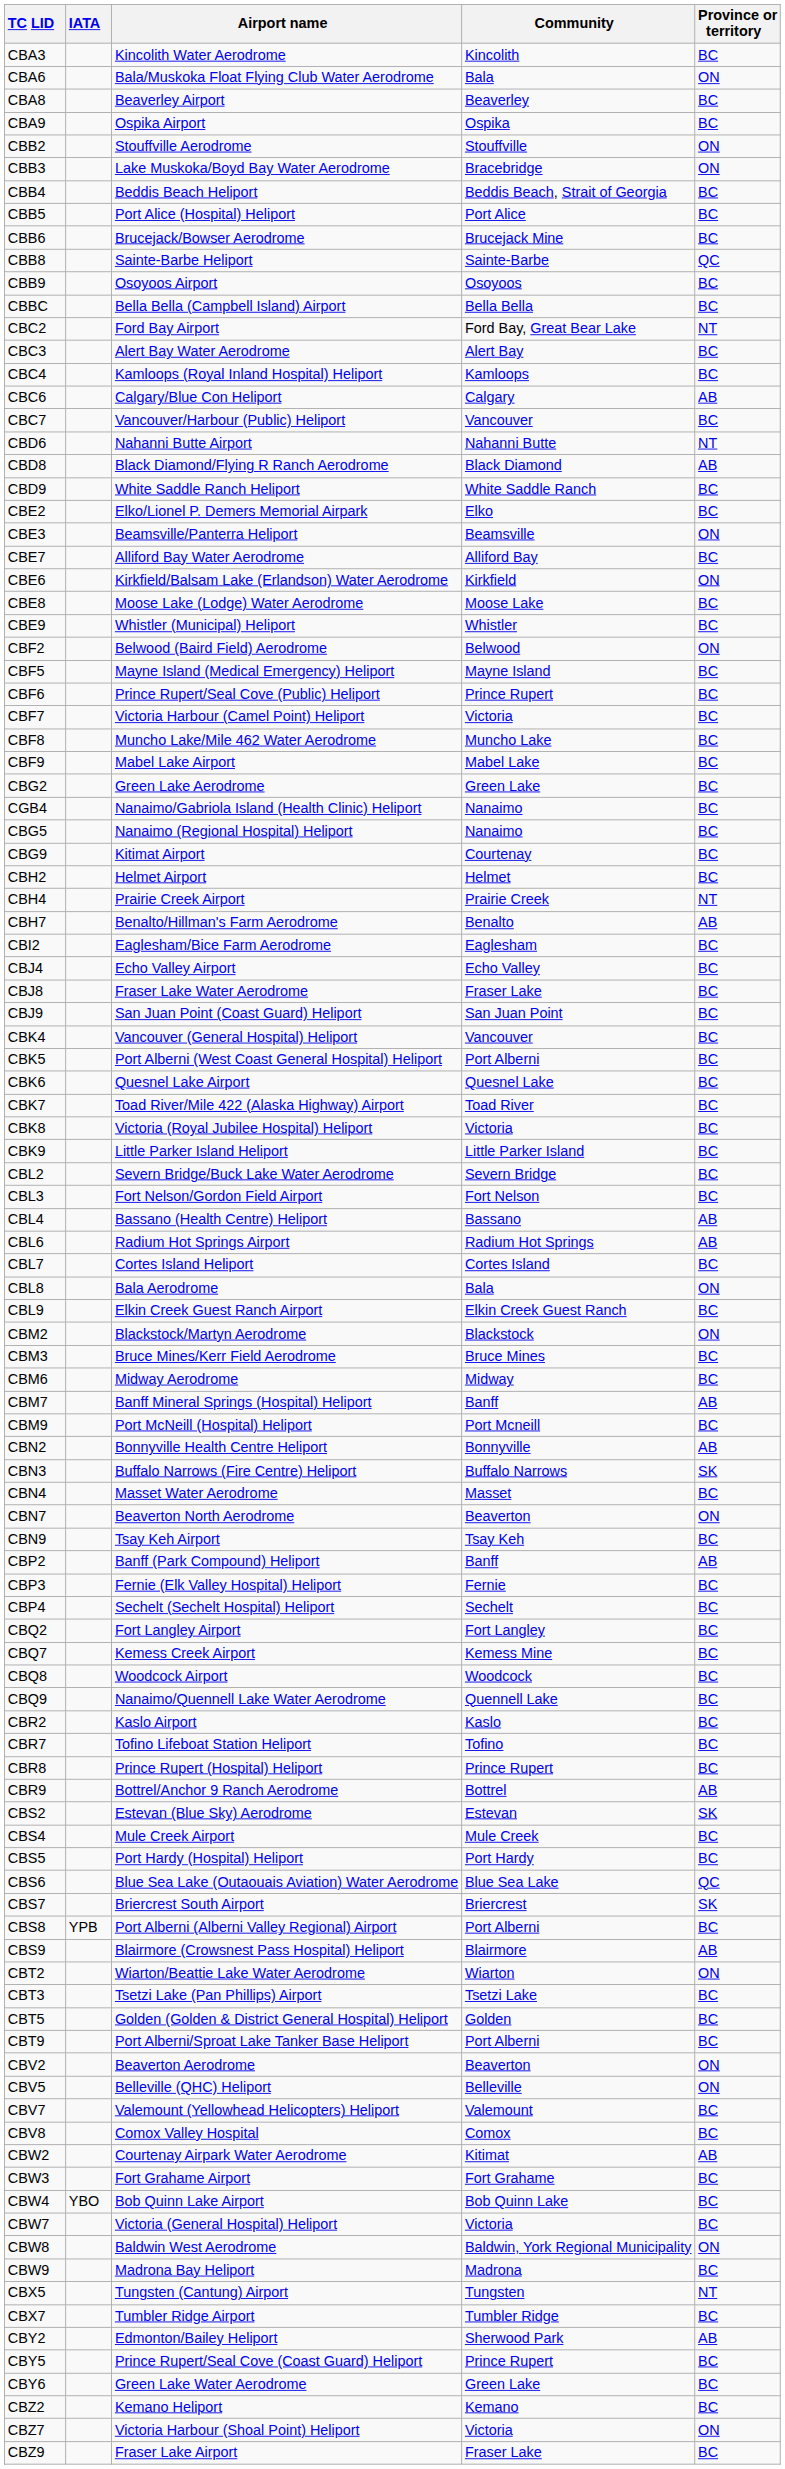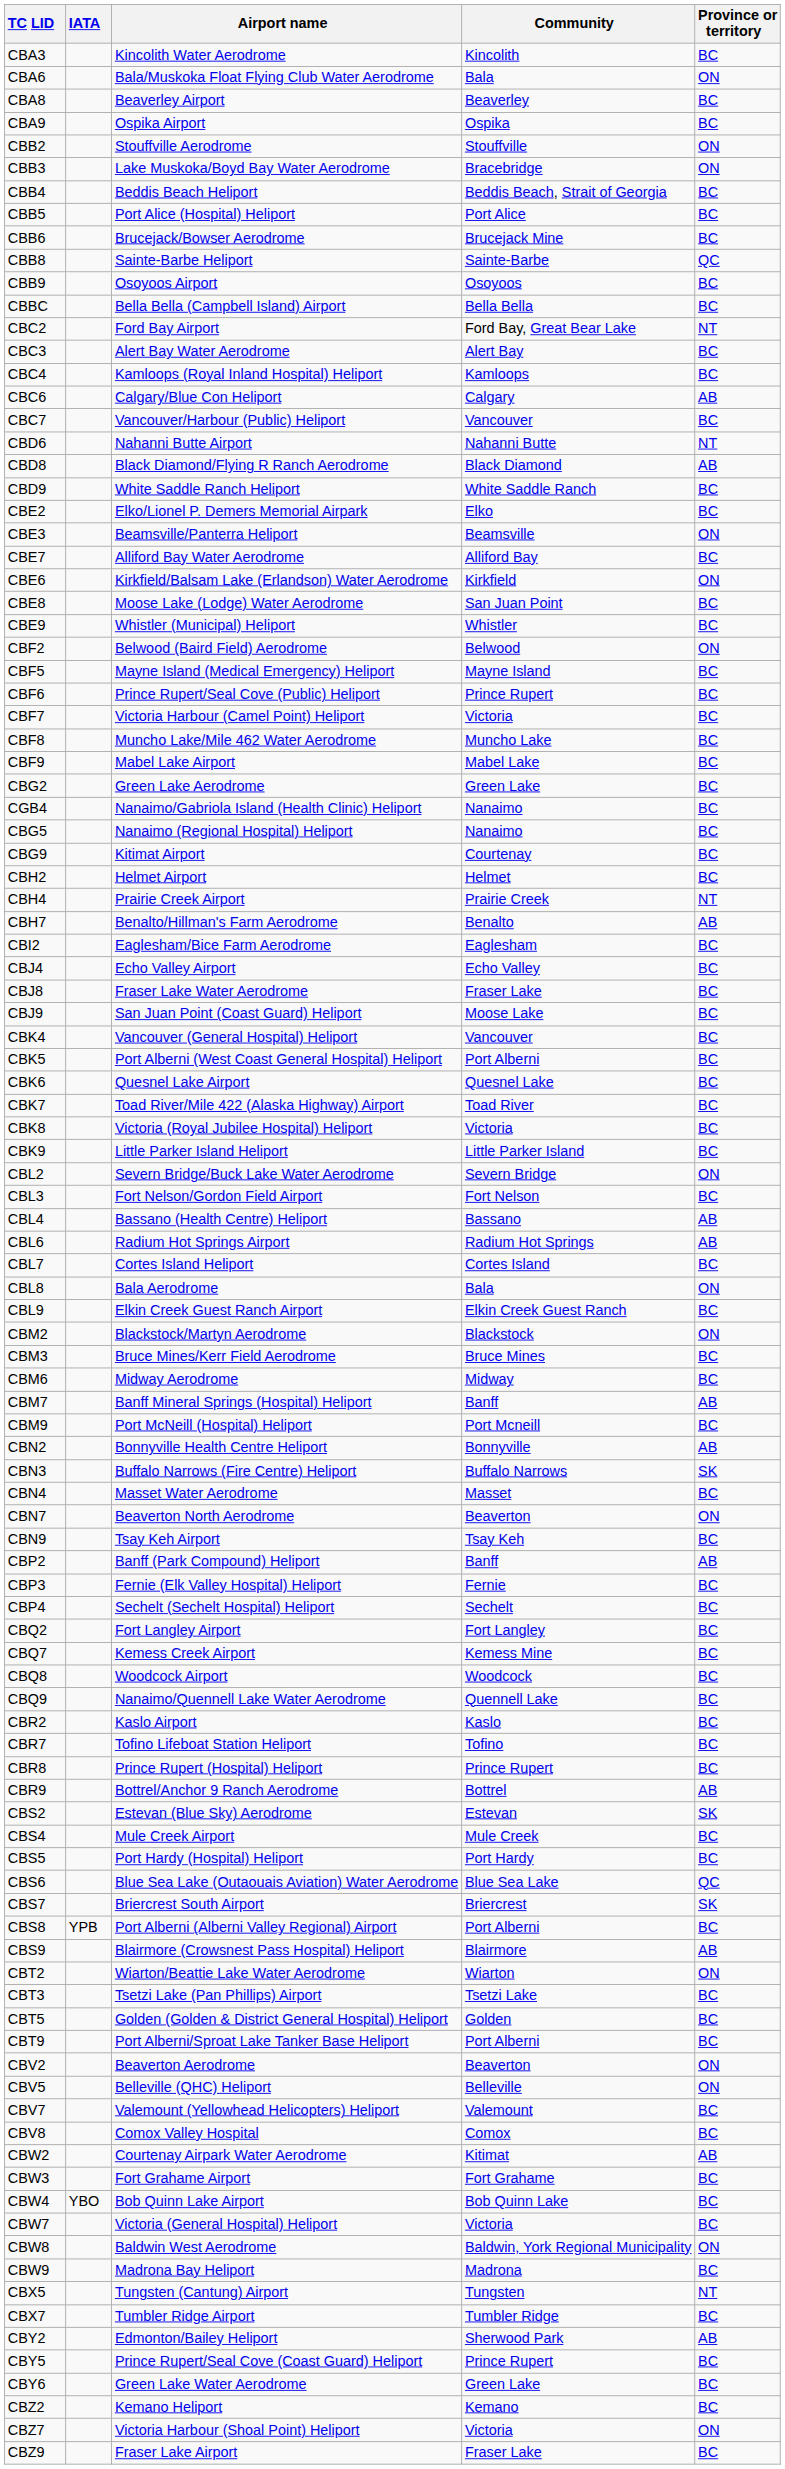(504, 603) Moose Lake -> (514, 603) San Juan Point
(514, 1014) San Juan Point -> (504, 1014) Moose Lake
(708, 1173) BC -> (709, 1173) ON
